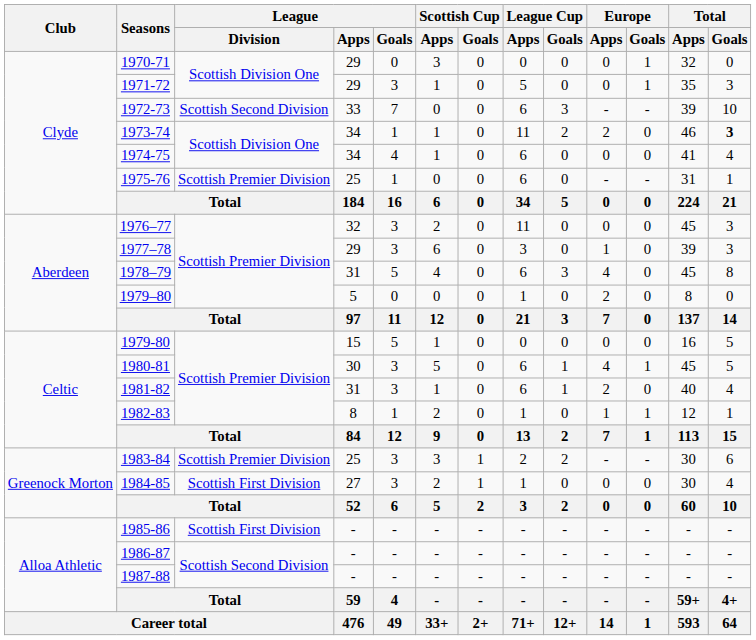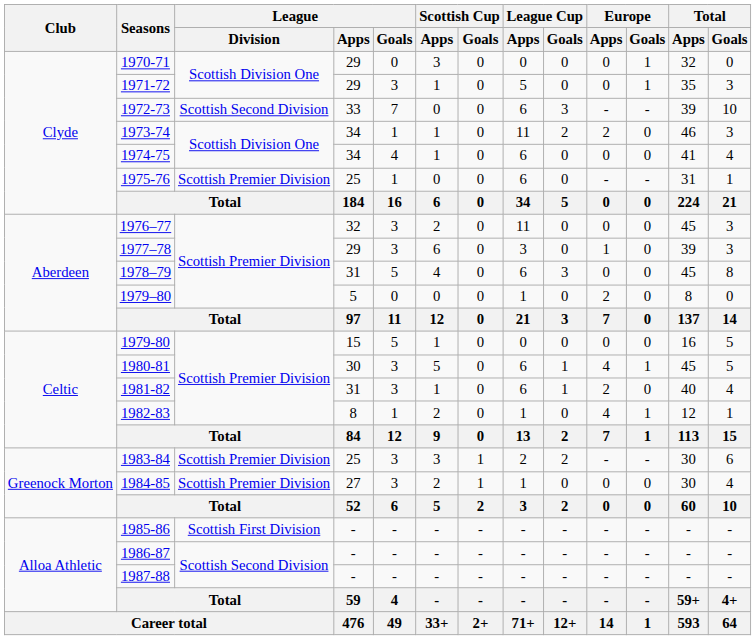(730, 132) bold -> (730, 132) normal
(606, 272) 4 -> (606, 272) 0
(606, 413) 1 -> (606, 413) 4
(254, 483) Scottish First Division -> (254, 483) Scottish Premier Division
